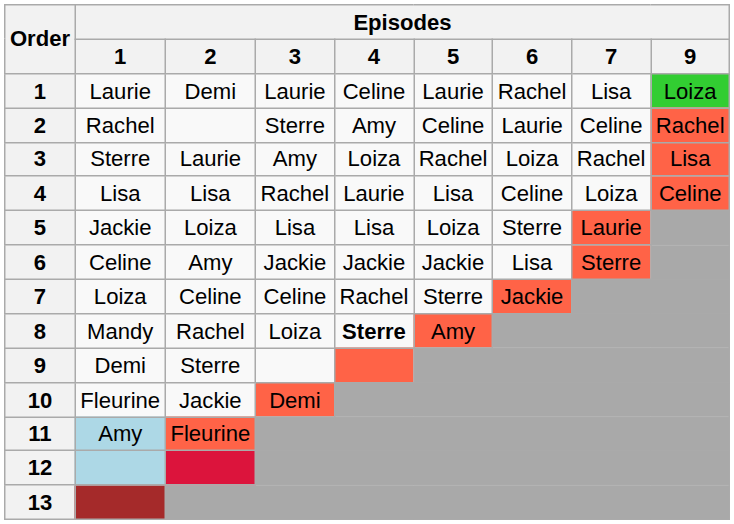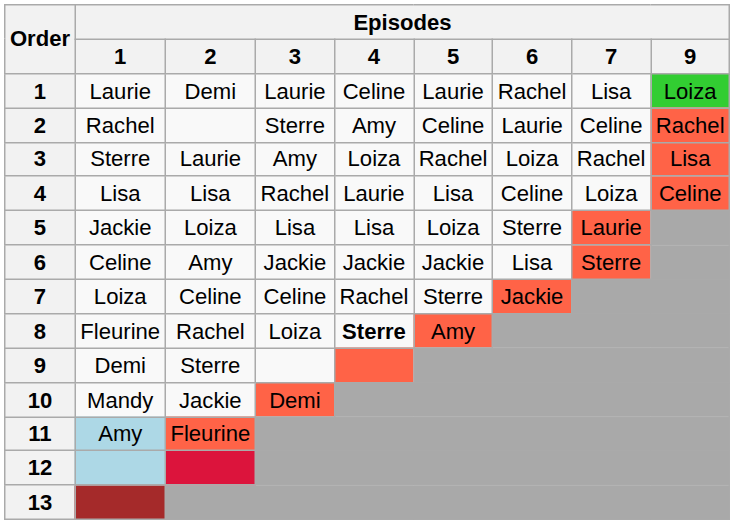(120, 330) Mandy -> (120, 330) Fleurine
(120, 399) Fleurine -> (120, 399) Mandy
